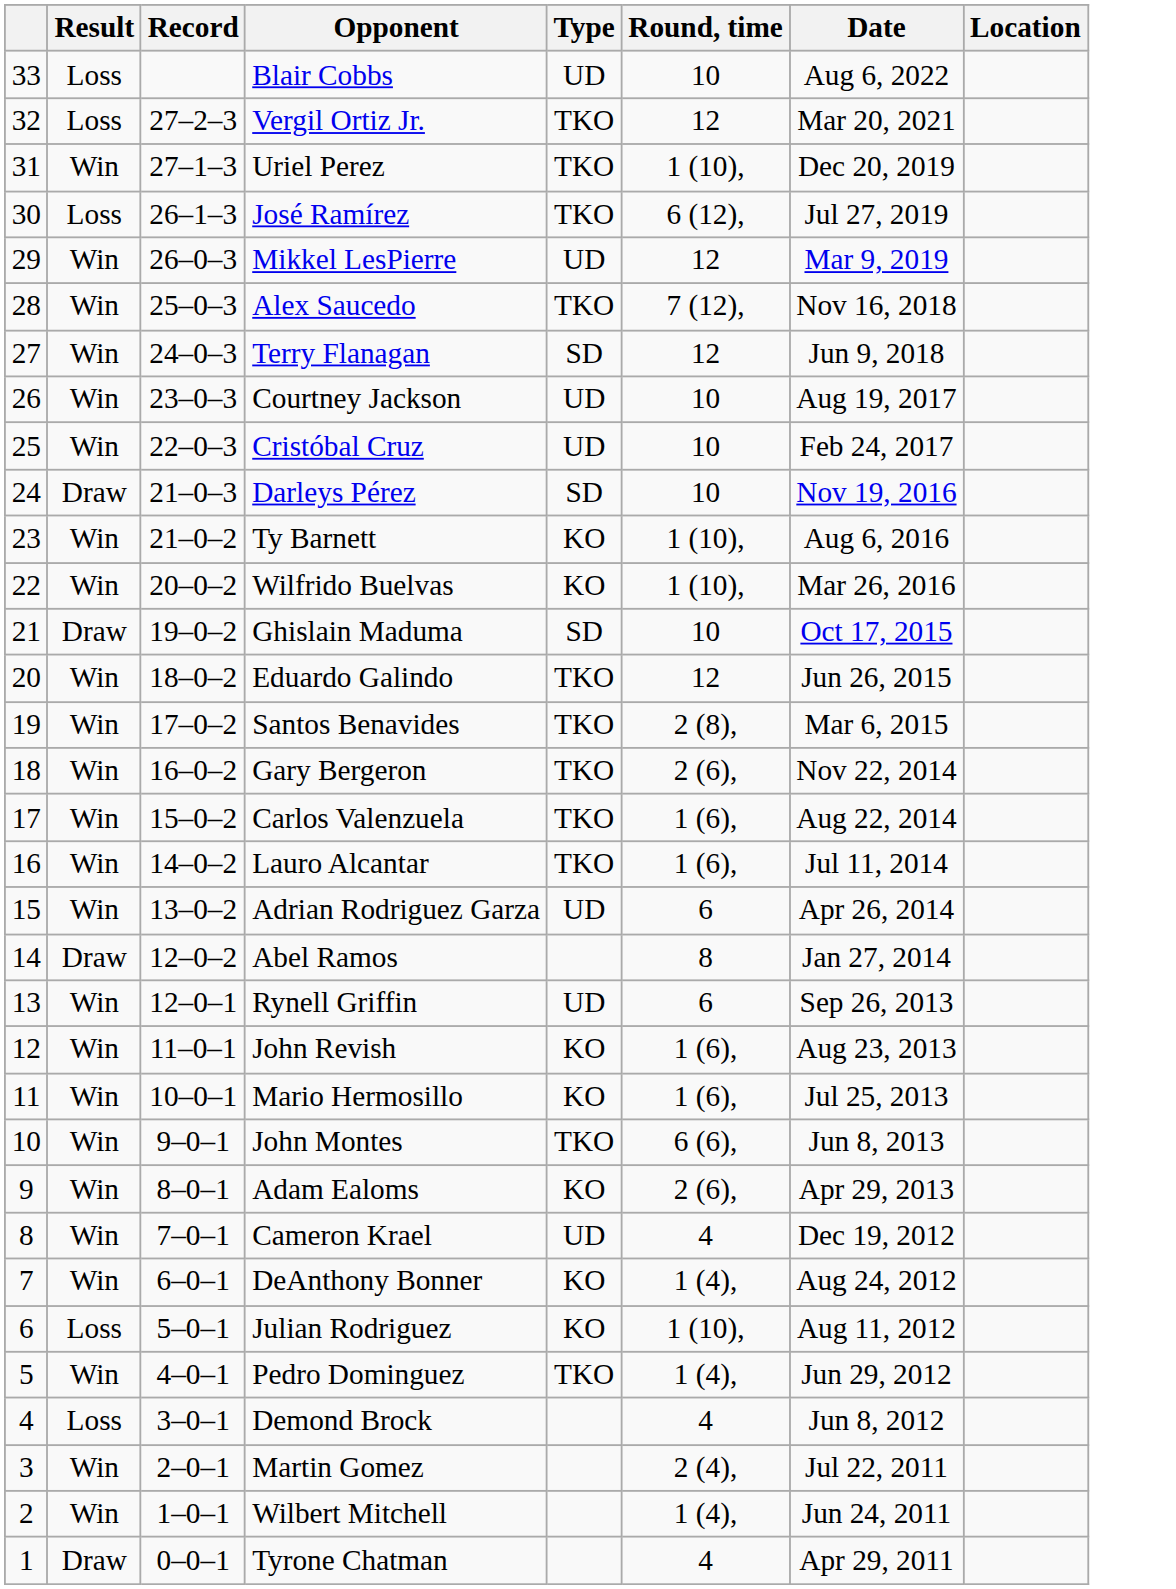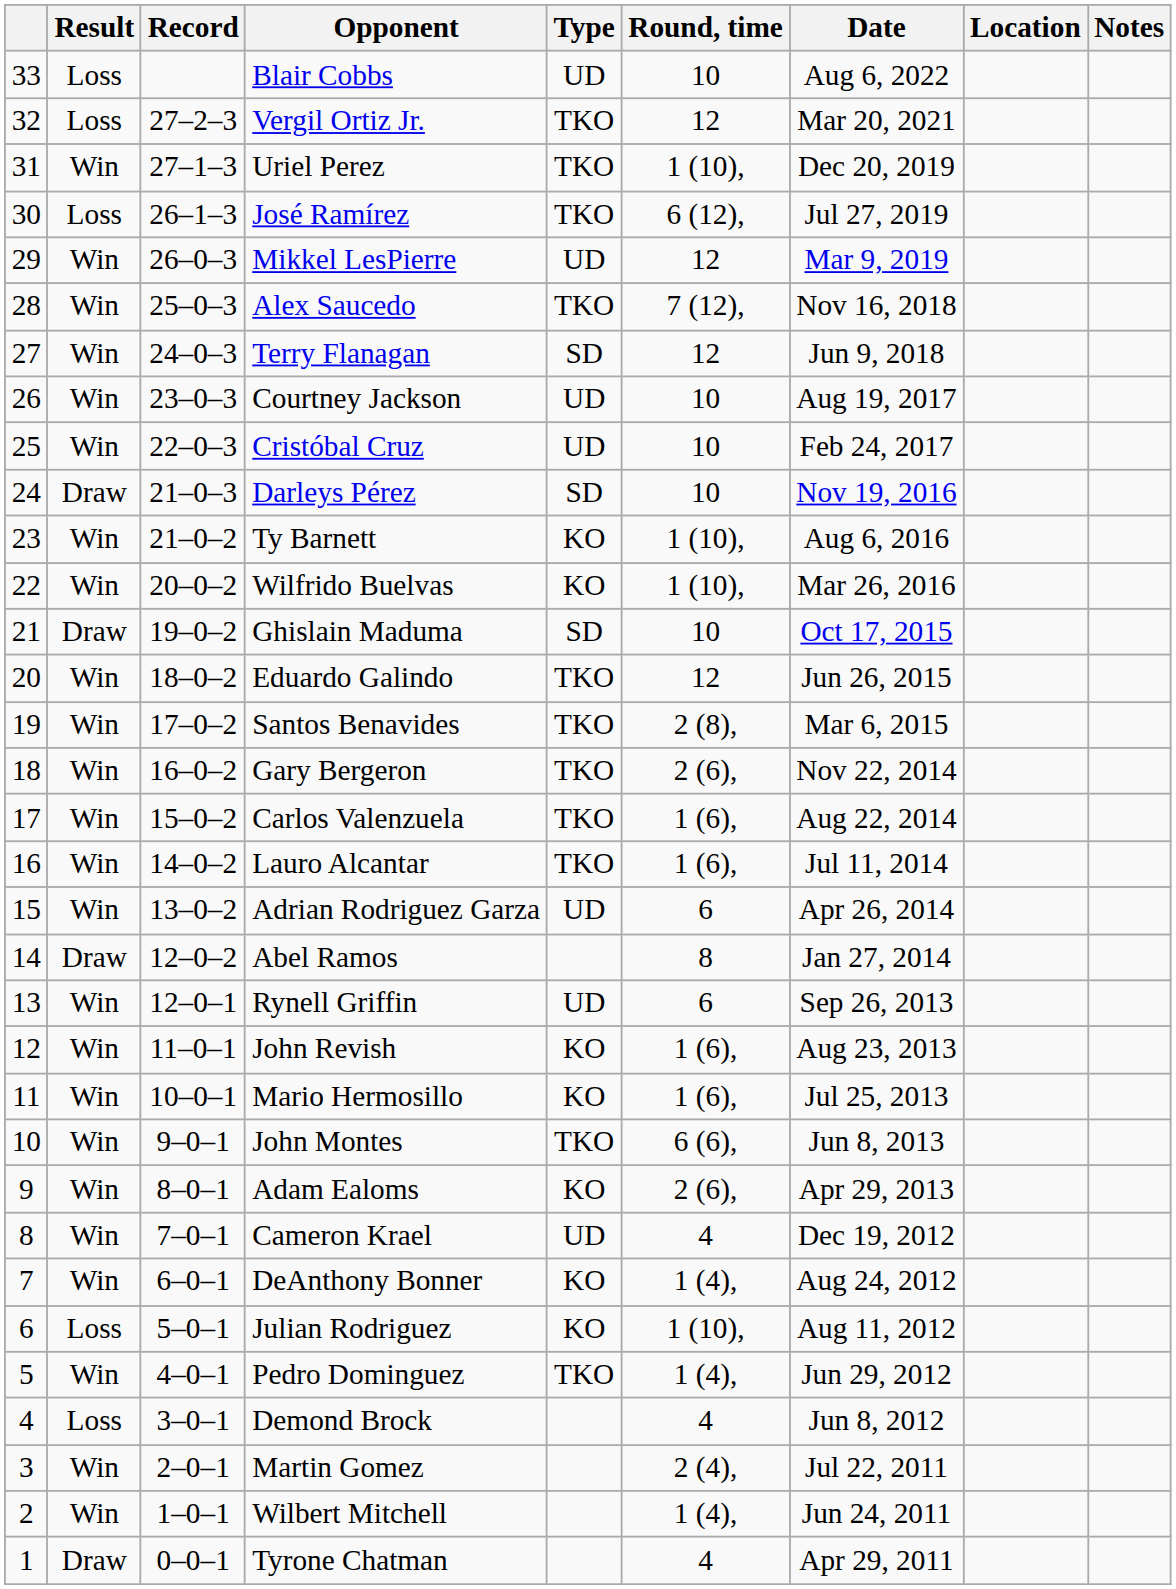+ column: (1129, 27)
